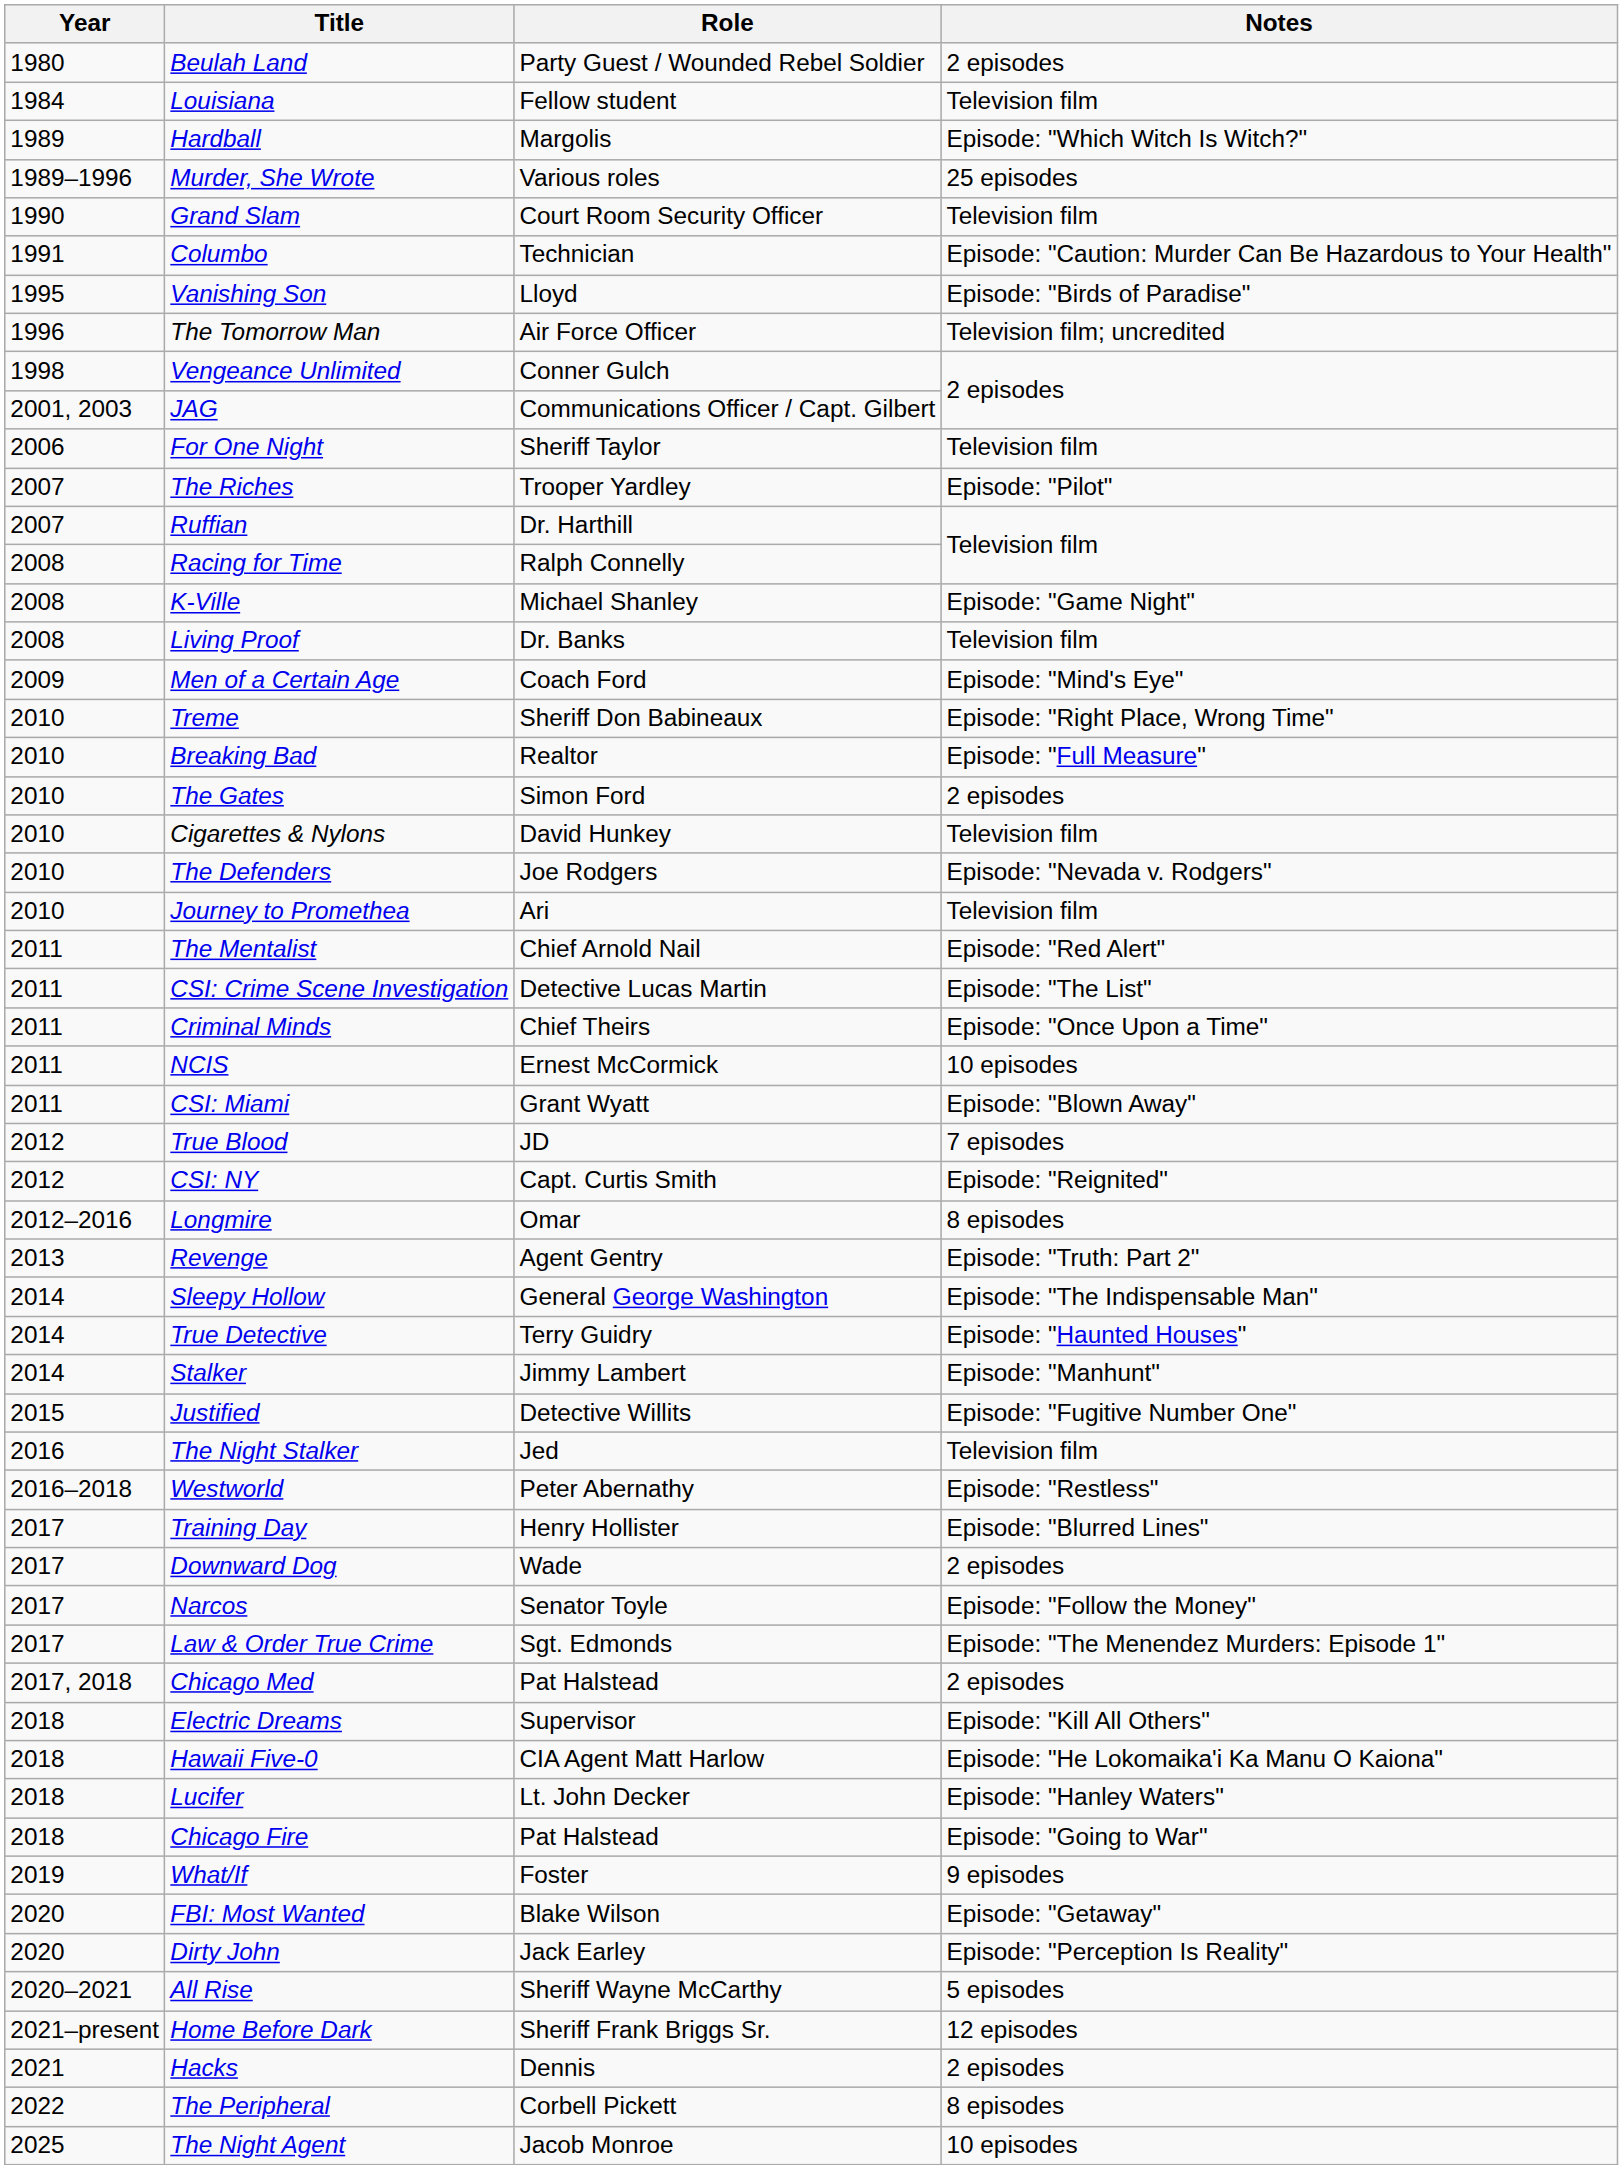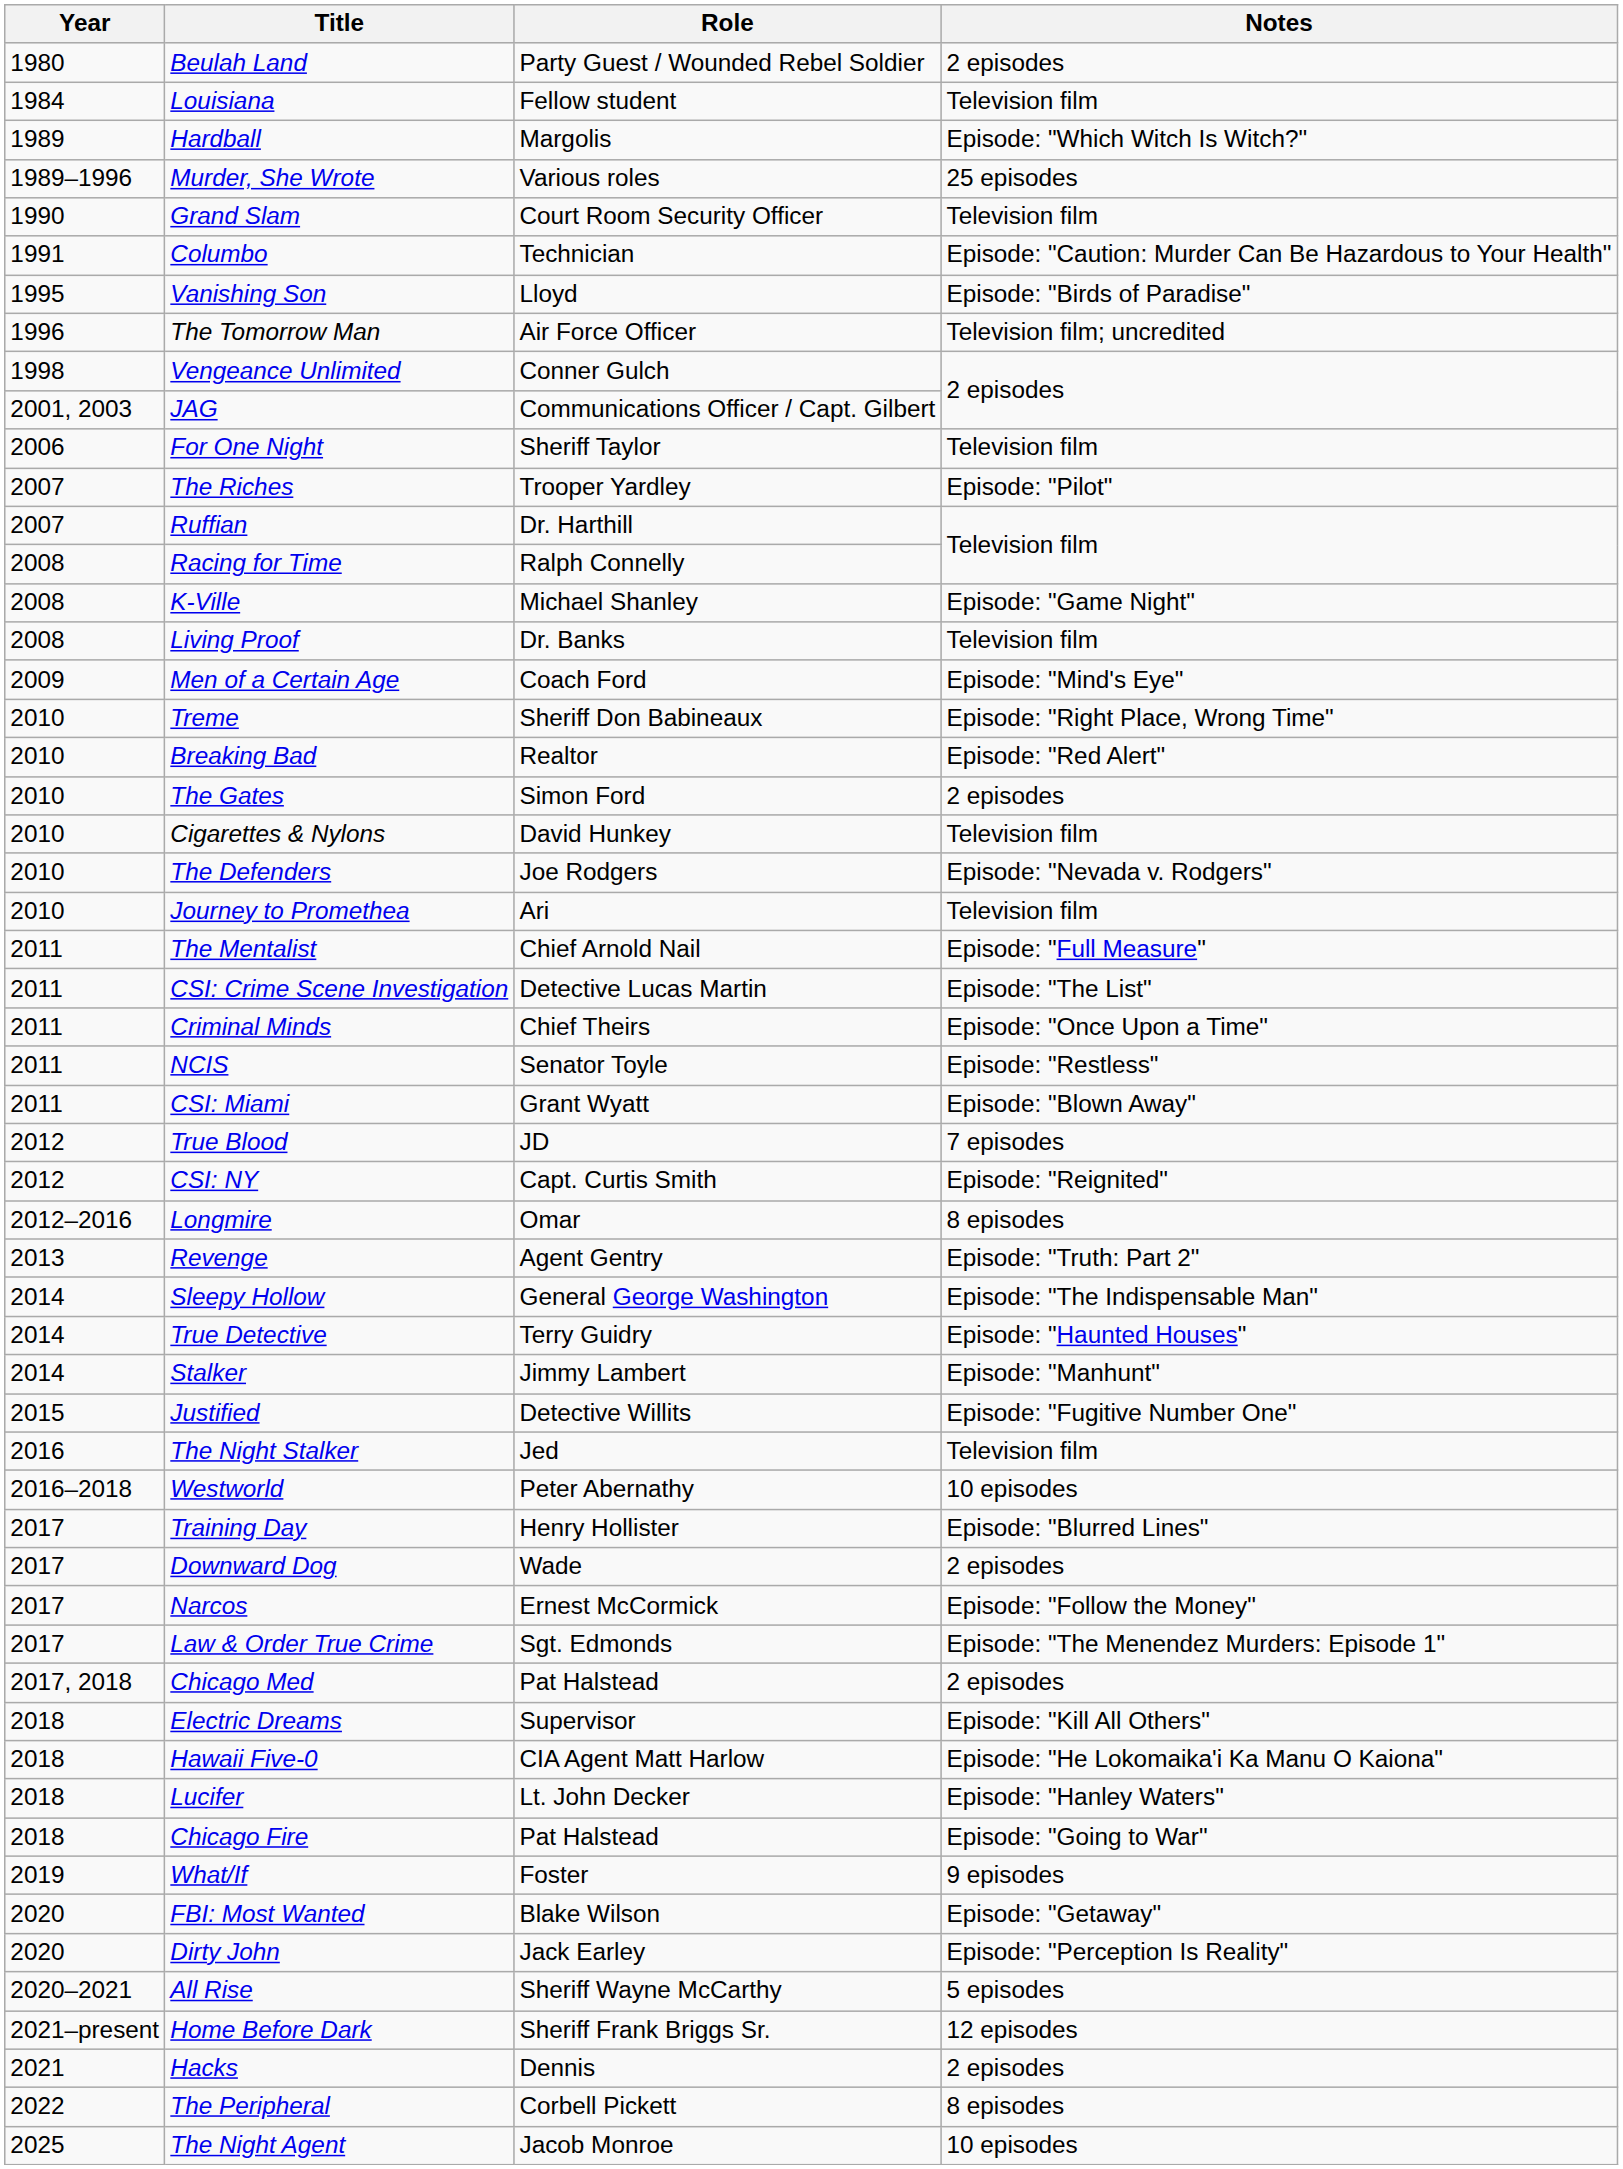(1076, 756) Episode: "Full Measure" -> (1056, 756) Episode: "Red Alert"
(1056, 949) Episode: "Red Alert" -> (1076, 949) Episode: "Full Measure"
(619, 1065) Ernest McCormick -> (594, 1065) Senator Toyle
(1012, 1065) 10 episodes -> (1052, 1065) Episode: "Restless"
(1052, 1489) Episode: "Restless" -> (1012, 1489) 10 episodes
(594, 1605) Senator Toyle -> (619, 1605) Ernest McCormick
